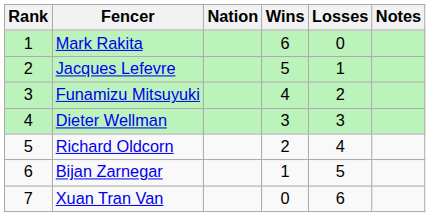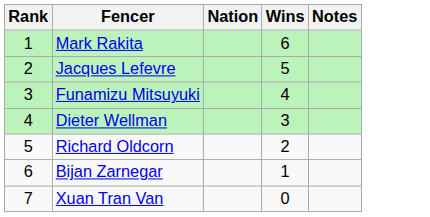- column: (340, 17)
